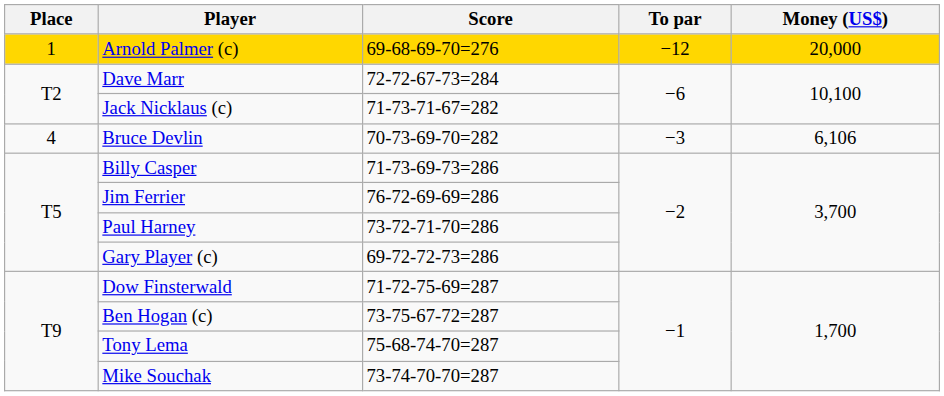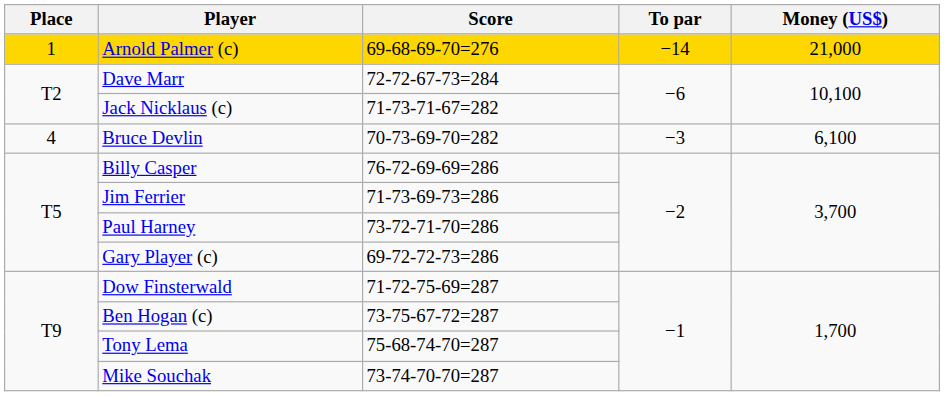(675, 49) −12 -> (675, 49) −14
(835, 49) 20,000 -> (835, 49) 21,000
(835, 138) 6,106 -> (835, 138) 6,100
(433, 167) 71-73-69-73=286 -> (433, 167) 76-72-69-69=286
(433, 197) 76-72-69-69=286 -> (433, 197) 71-73-69-73=286
